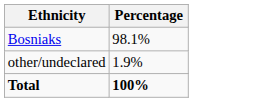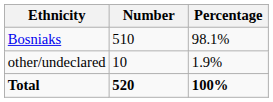+ column: (149, 16)
